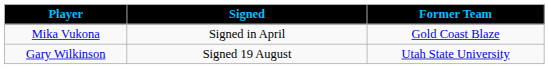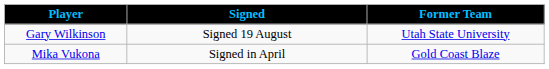rows swapped: (66, 34) <-> (66, 53)
